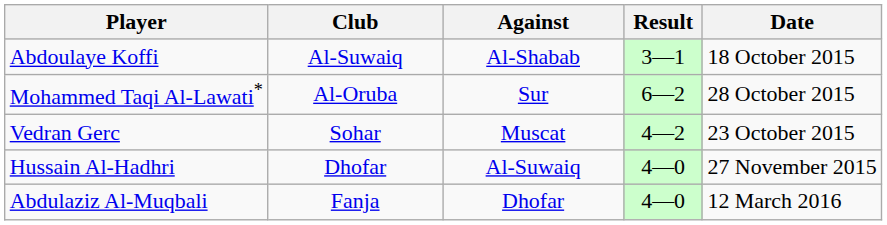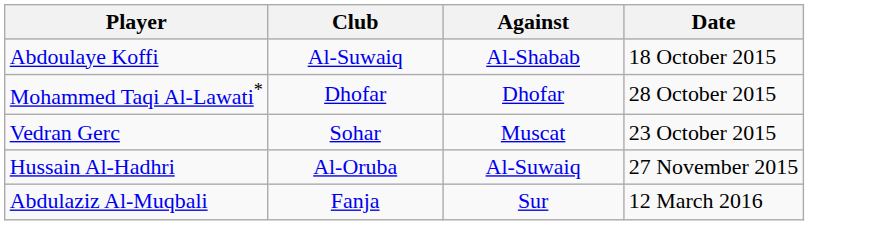- column: (663, 21)
(355, 94) Al-Oruba -> (355, 94) Dhofar
(533, 94) Sur -> (533, 94) Dhofar
(355, 166) Dhofar -> (355, 166) Al-Oruba
(533, 201) Dhofar -> (533, 201) Sur
